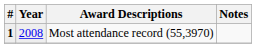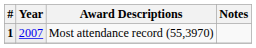(31, 33) 2008 -> (31, 33) 2007
